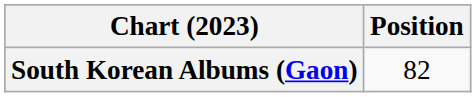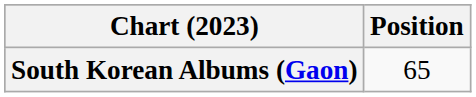(417, 69) 82 -> (417, 69) 65
